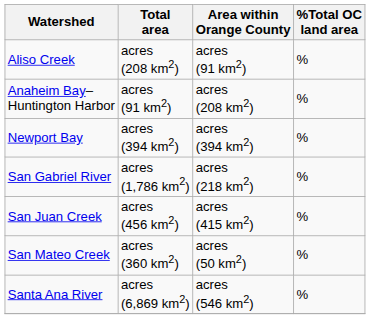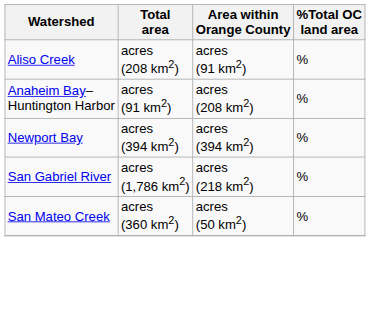- row: (55, 216)
- row: (55, 294)
